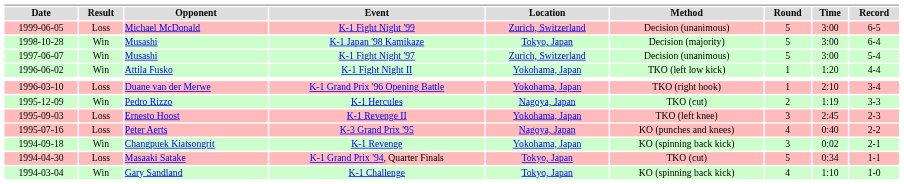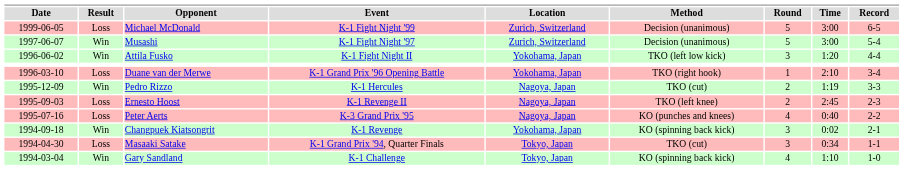- row: (377, 42)
(788, 70) 1 -> (788, 56) 3
(547, 116) Yokohama, Japan -> (547, 102) Nagoya, Japan
(788, 116) 3 -> (788, 102) 2
(788, 159) 5 -> (788, 144) 3
